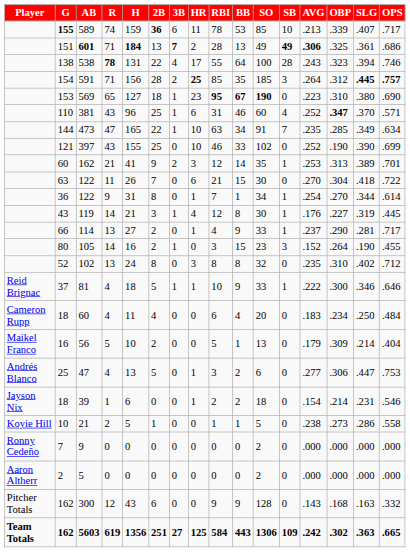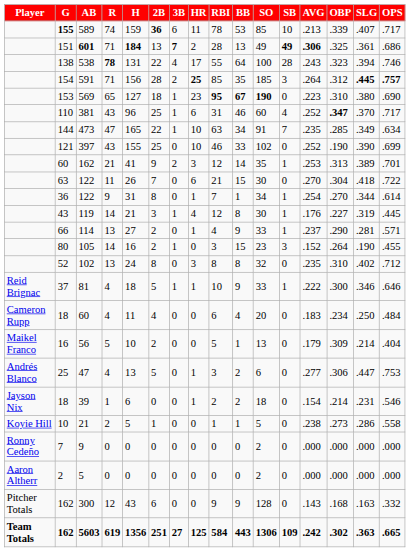(391, 113) .571 -> (391, 113) .717
(391, 230) .717 -> (391, 230) .571
